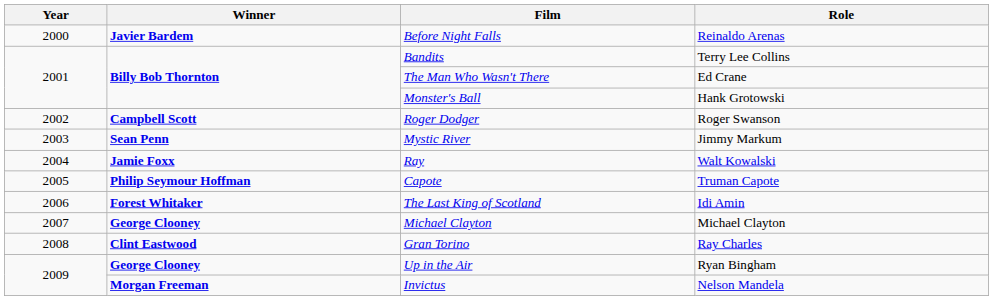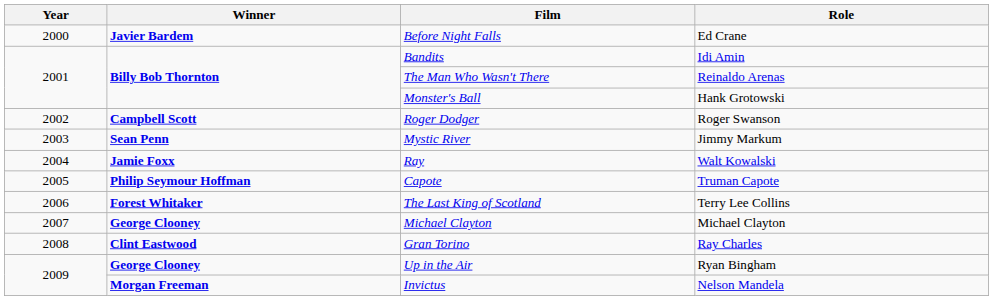(741, 35) Reinaldo Arenas -> (722, 35) Ed Crane
(744, 56) Terry Lee Collins -> (721, 56) Idi Amin
(722, 77) Ed Crane -> (741, 77) Reinaldo Arenas
(721, 202) Idi Amin -> (744, 202) Terry Lee Collins
